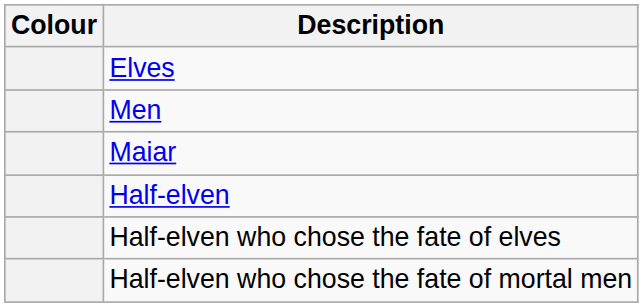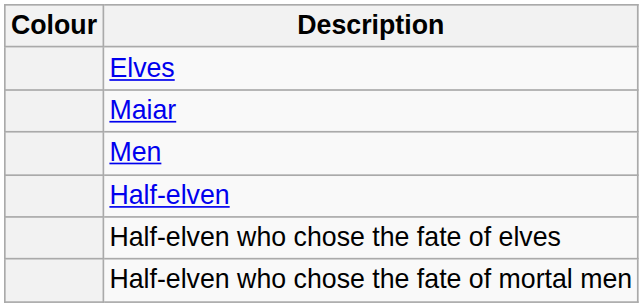rows swapped: (135, 110) <-> (143, 152)
